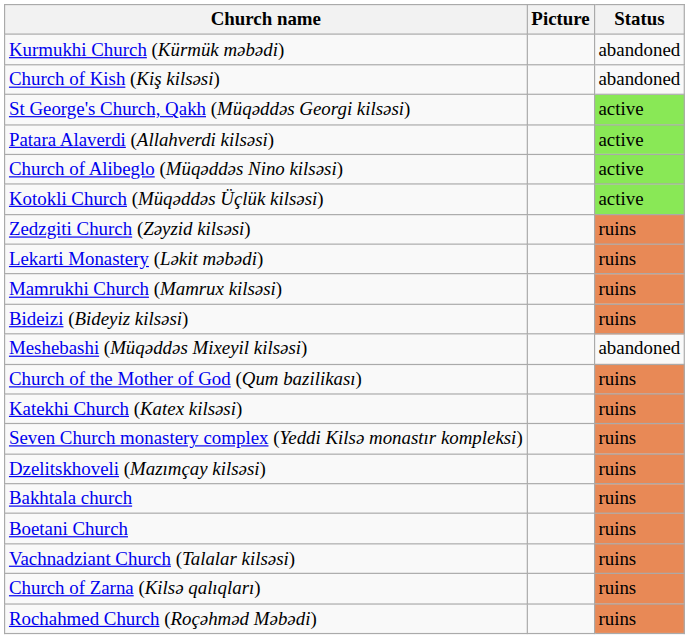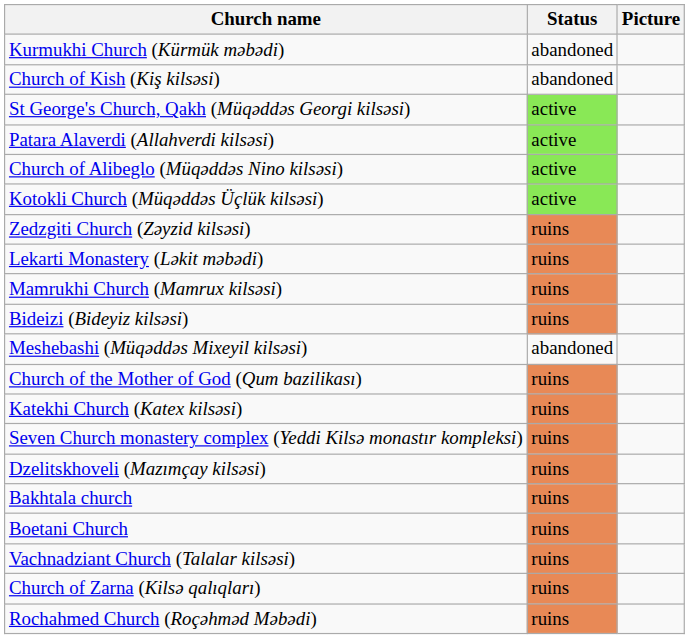columns swapped: (561, 19) <-> (639, 19)
